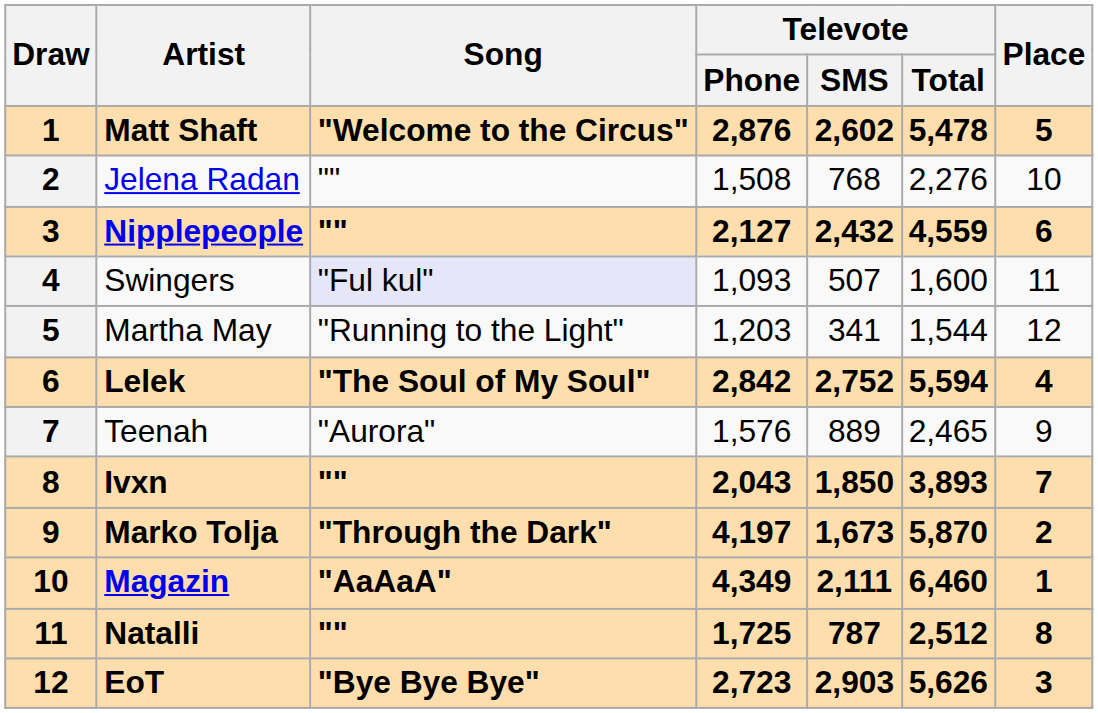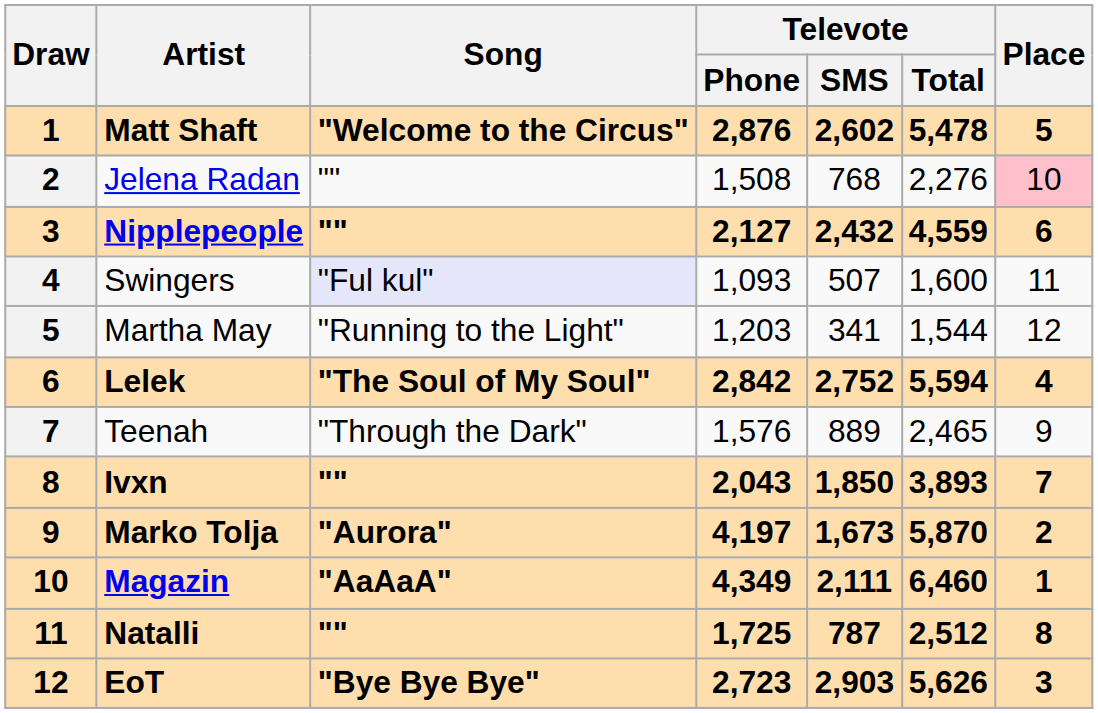(1044, 180) no background -> (1044, 180) pink background
(377, 431) "Aurora" -> (452, 431) "Through the Dark"
(465, 532) "Through the Dark" -> (385, 532) "Aurora"
